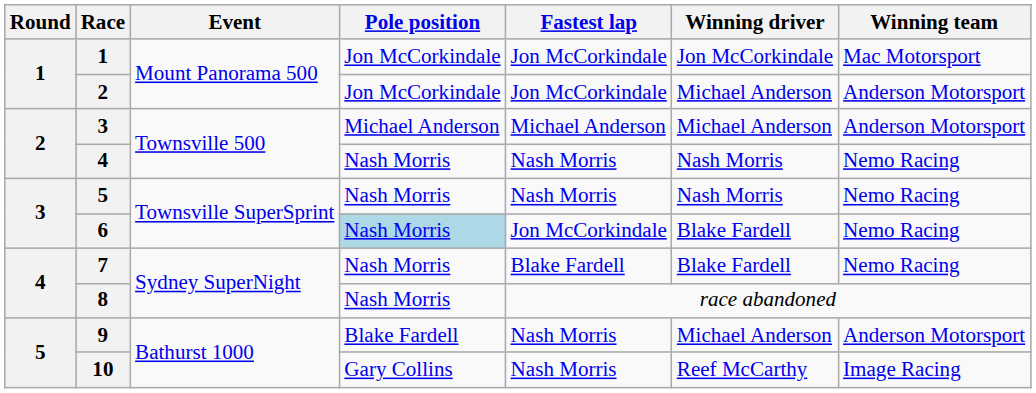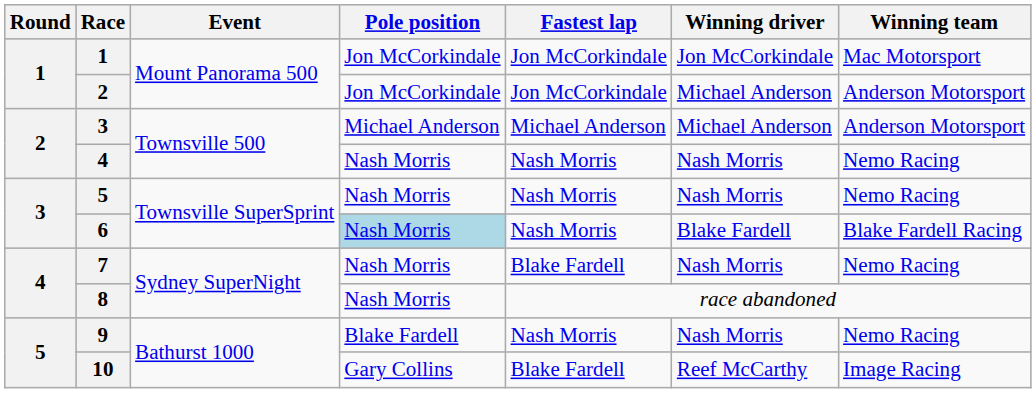(589, 230) Jon McCorkindale -> (564, 230) Nash Morris
(901, 230) Nemo Racing -> (933, 230) Blake Fardell Racing
(734, 264) Blake Fardell -> (730, 264) Nash Morris
(754, 334) Michael Anderson -> (730, 334) Nash Morris
(934, 334) Anderson Motorsport -> (901, 334) Nemo Racing
(564, 369) Nash Morris -> (568, 369) Blake Fardell
